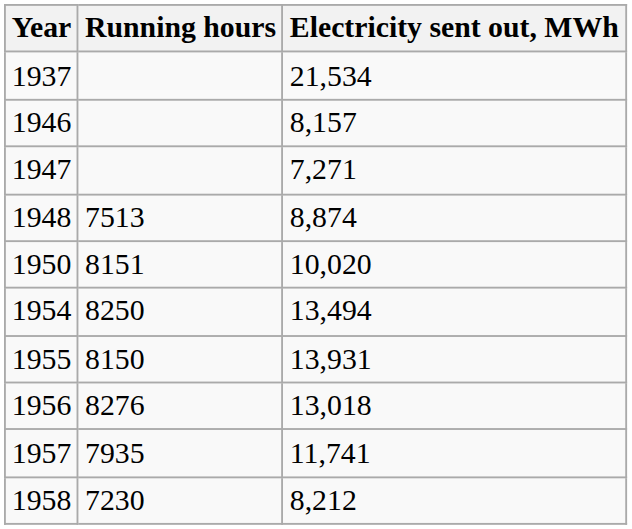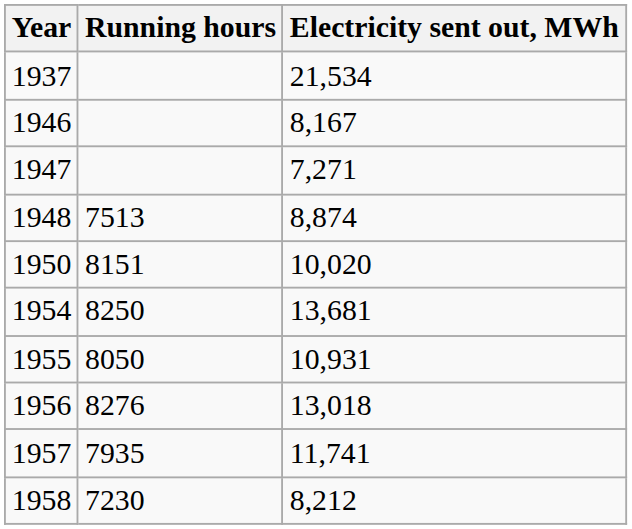(323, 122) 8,157 -> (323, 122) 8,167
(331, 311) 13,494 -> (331, 311) 13,681
(115, 358) 8150 -> (115, 358) 8050
(331, 358) 13,931 -> (331, 358) 10,931
